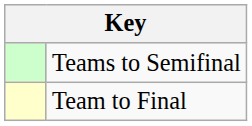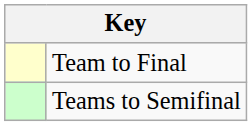rows swapped: (119, 100) <-> (146, 62)
